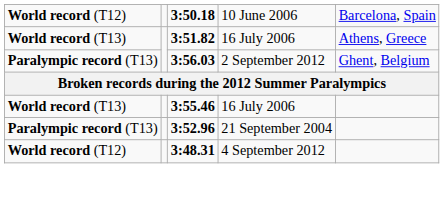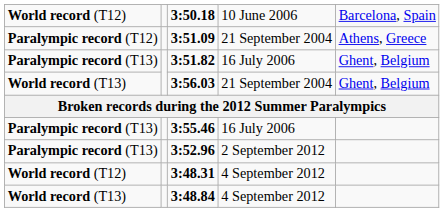+ row: (193, 38)
(67, 38) World record (T13) -> (83, 60) Paralympic record (T13)
(383, 38) Athens, Greece -> (384, 60) Ghent, Belgium
(83, 60) Paralympic record (T13) -> (67, 83) World record (T13)
(273, 60) 2 September 2012 -> (277, 83) 21 September 2004
(67, 106) World record (T13) -> (83, 128) Paralympic record (T13)
(277, 128) 21 September 2004 -> (273, 151) 2 September 2012
+ row: (193, 196)
